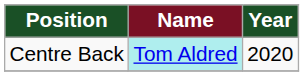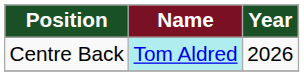(270, 53) 2020 -> (270, 53) 2026
